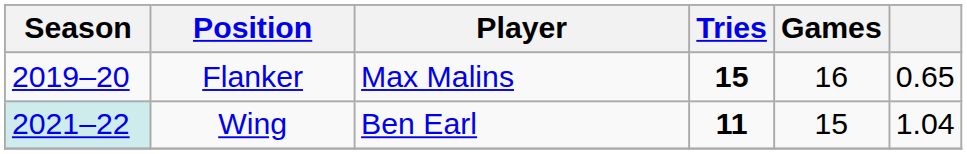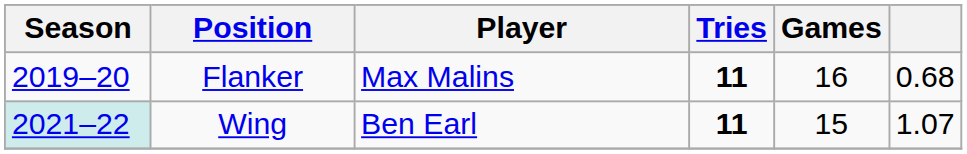(732, 76) 15 -> (732, 76) 11
(925, 76) 0.65 -> (925, 76) 0.68
(925, 124) 1.04 -> (925, 124) 1.07
